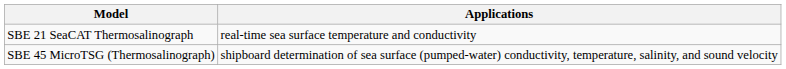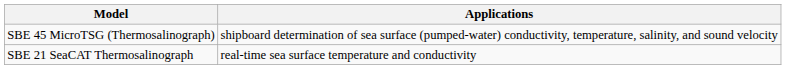rows swapped: (100, 34) <-> (111, 54)
